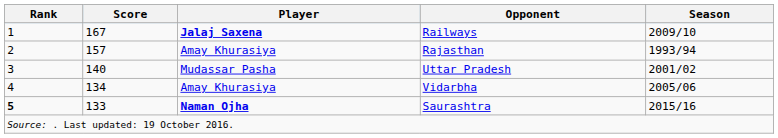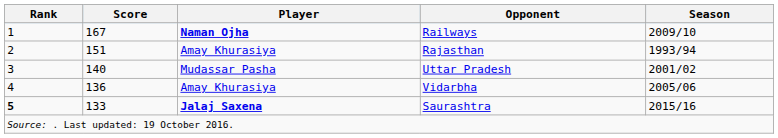(221, 32) Jalaj Saxena -> (214, 32) Naman Ojha
(96, 51) 157 -> (96, 51) 151
(96, 87) 134 -> (96, 87) 136
(214, 106) Naman Ojha -> (221, 106) Jalaj Saxena
